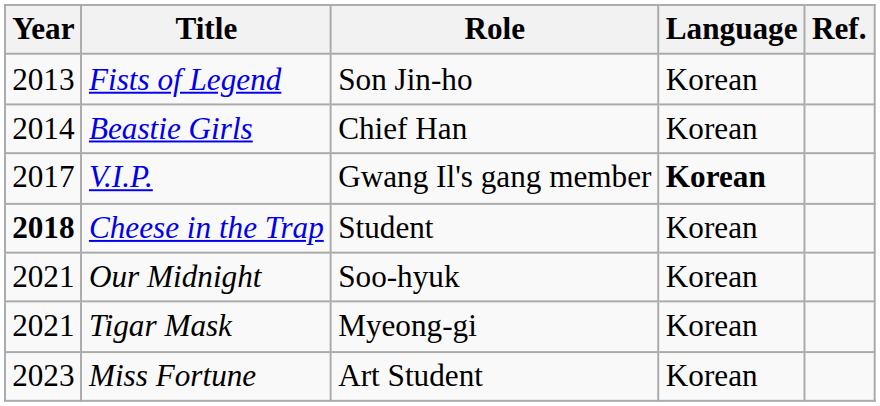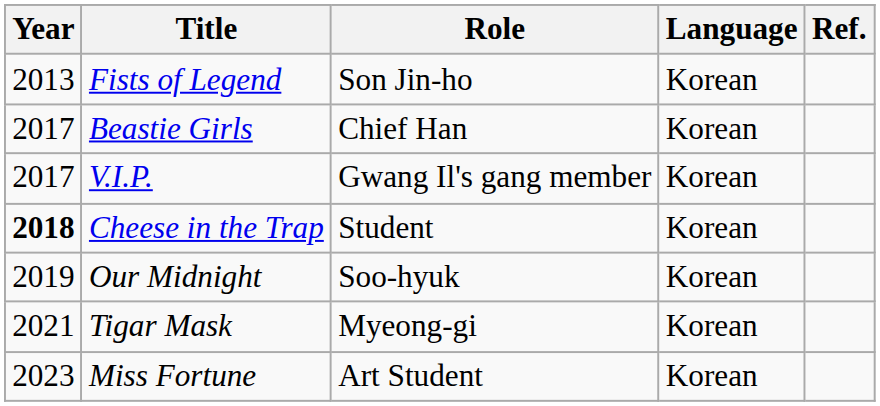(43, 128) 2014 -> (43, 128) 2017
(716, 177) bold -> (712, 177) normal
(43, 276) 2021 -> (43, 276) 2019
